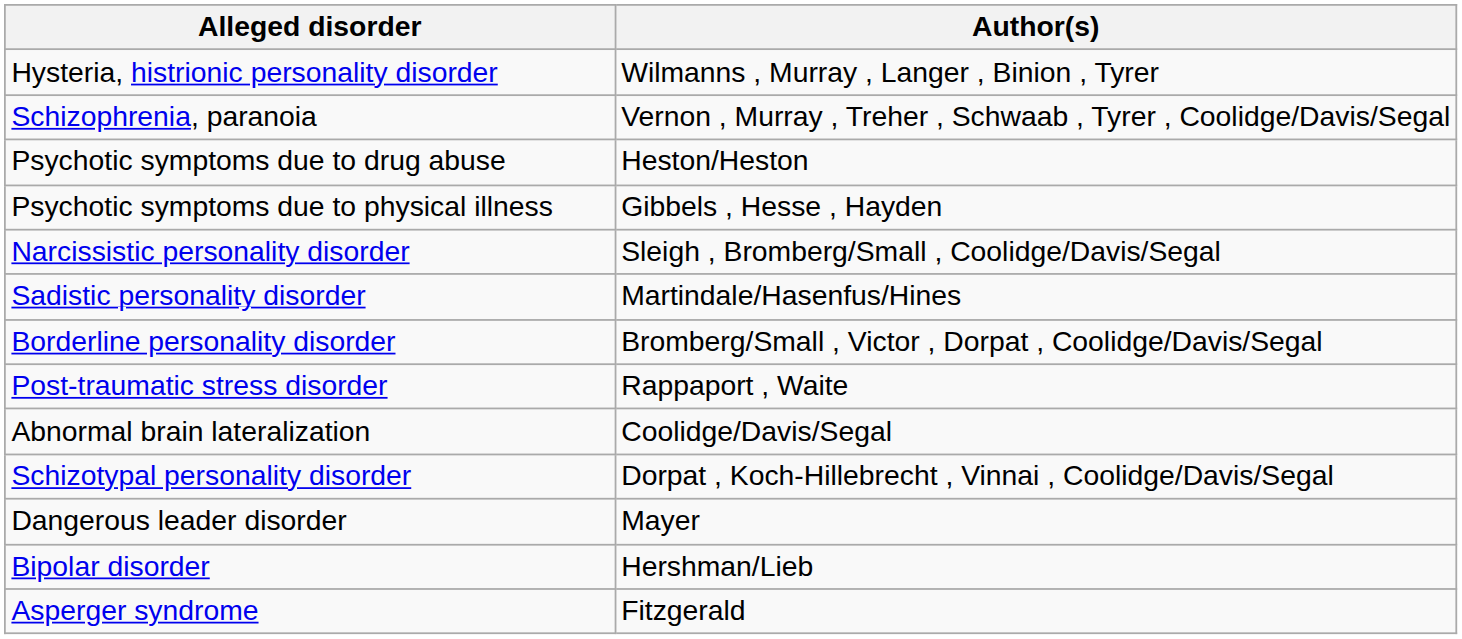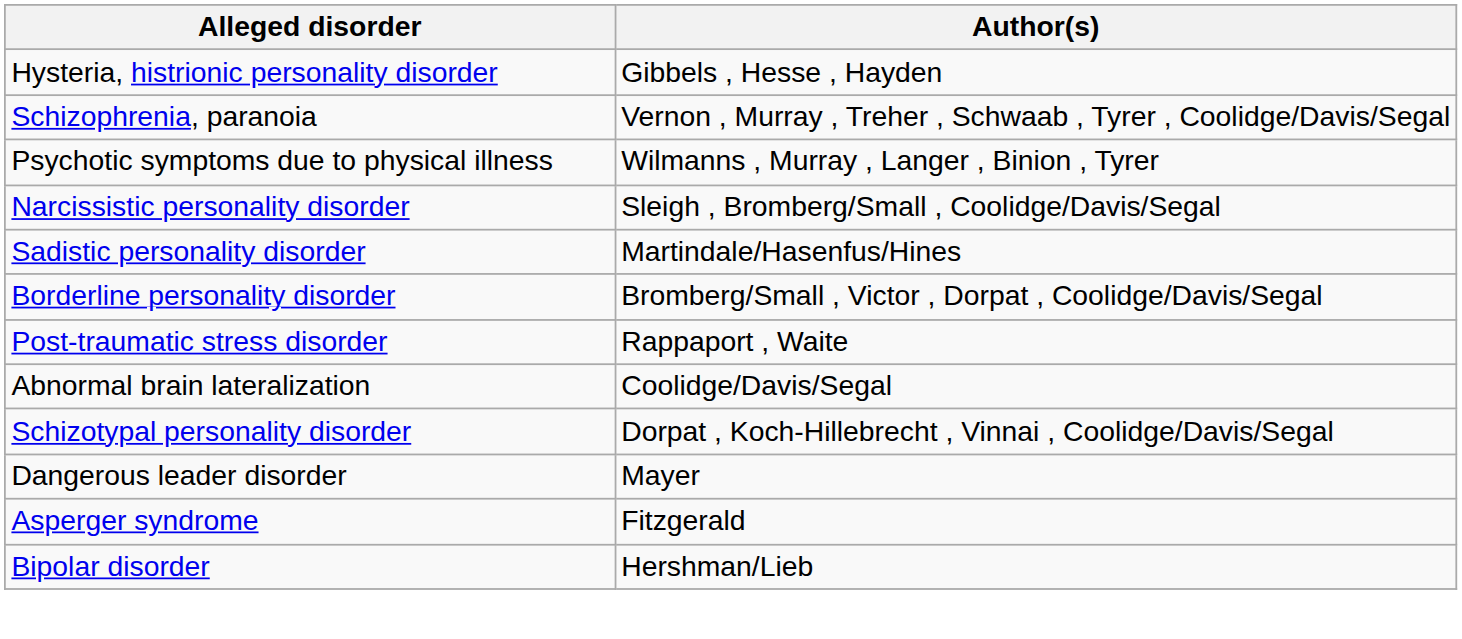(890, 71) Wilmanns , Murray , Langer , Binion , Tyrer -> (782, 71) Gibbels , Hesse , Hayden
- row: (259, 161)
(782, 206) Gibbels , Hesse , Hayden -> (890, 161) Wilmanns , Murray , Langer , Binion , Tyrer
rows swapped: (111, 565) <-> (135, 610)
